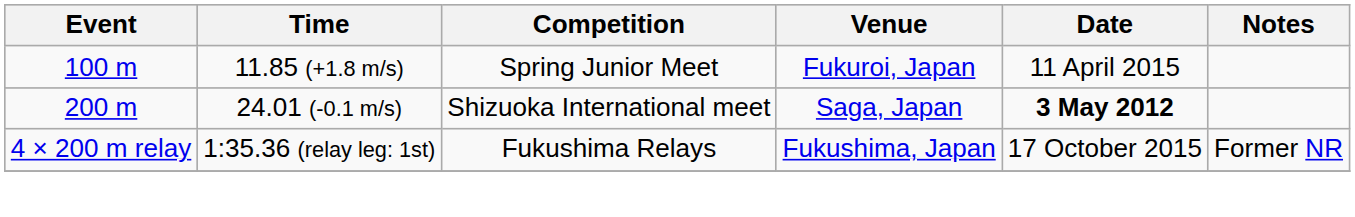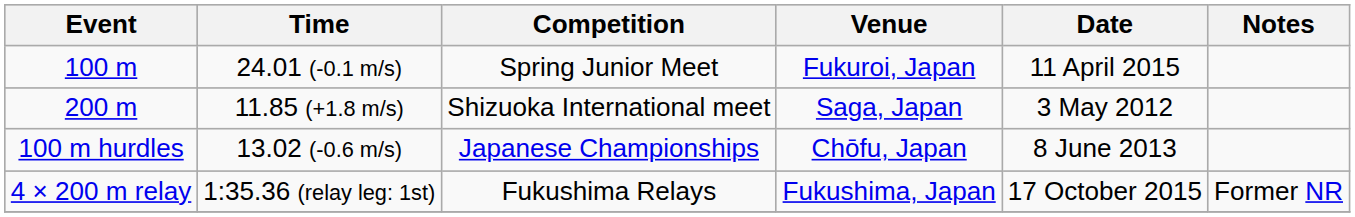(319, 66) 11.85 (+1.8 m/s) -> (319, 66) 24.01 (-0.1 m/s)
(319, 107) 24.01 (-0.1 m/s) -> (319, 107) 11.85 (+1.8 m/s)
(1105, 107) bold -> (1105, 107) normal
+ row: (101, 149)
